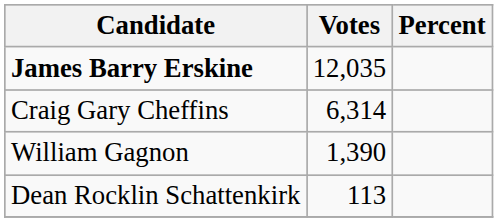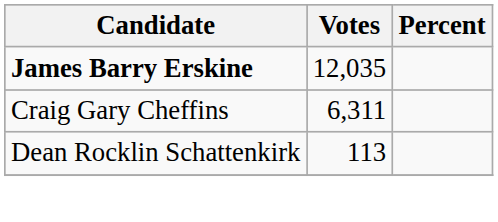(356, 110) 6,314 -> (357, 110) 6,311
- row: (100, 152)
